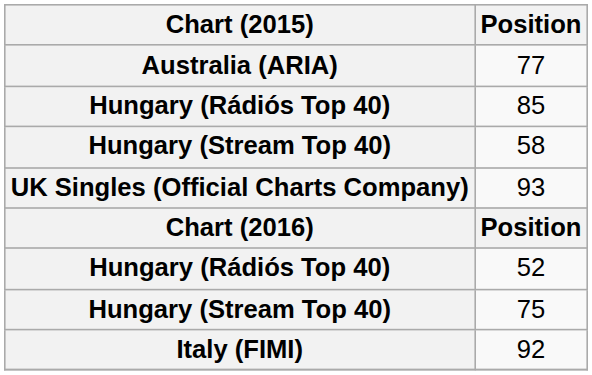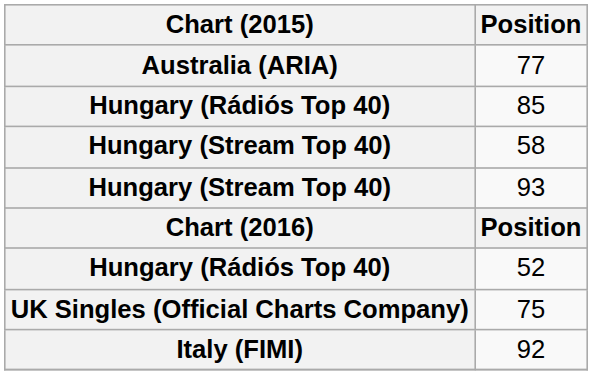(240, 187) UK Singles (Official Charts Company) -> (240, 187) Hungary (Stream Top 40)
(240, 308) Hungary (Stream Top 40) -> (240, 308) UK Singles (Official Charts Company)
